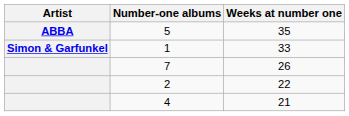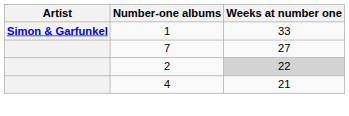- row: (167, 31)
(284, 66) 26 -> (284, 48) 27
(284, 84) no background -> (284, 66) lightgrey background
